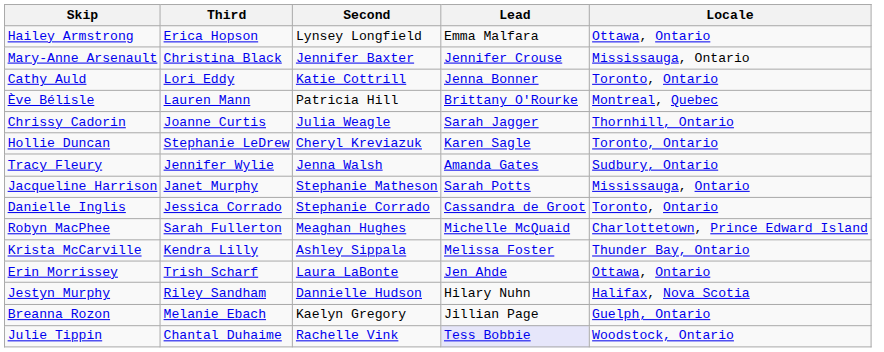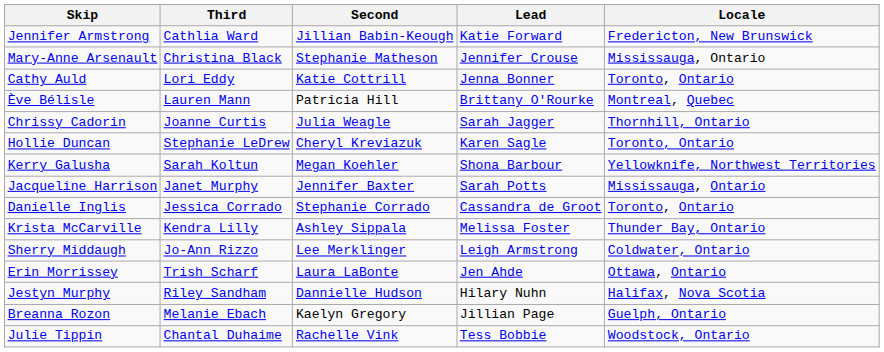- row: (71, 37)
+ row: (79, 37)
(355, 58) Jennifer Baxter -> (367, 58) Stephanie Matheson
- row: (55, 165)
+ row: (59, 165)
(367, 186) Stephanie Matheson -> (355, 186) Jennifer Baxter
- row: (59, 229)
+ row: (67, 251)
(487, 336) lavender background -> (503, 336) no background
